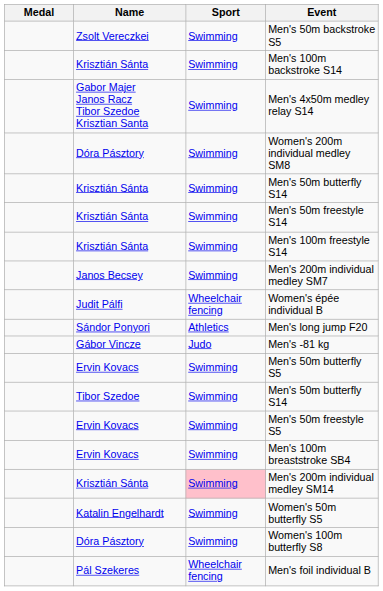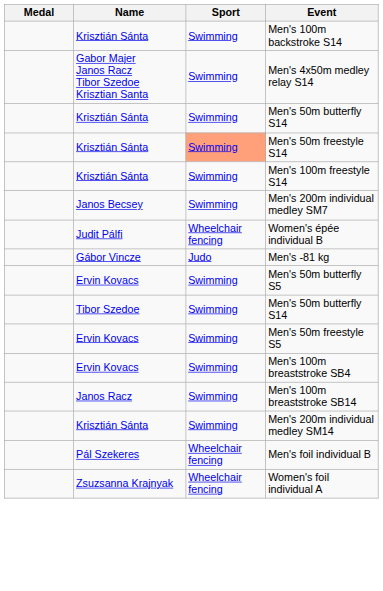- row: (112, 36)
- row: (110, 153)
(213, 217) no background -> (213, 147) lightsalmon background
- row: (113, 327)
+ row: (104, 396)
(213, 484) pink background -> (213, 425) no background
- row: (120, 513)
- row: (110, 542)
+ row: (125, 484)
